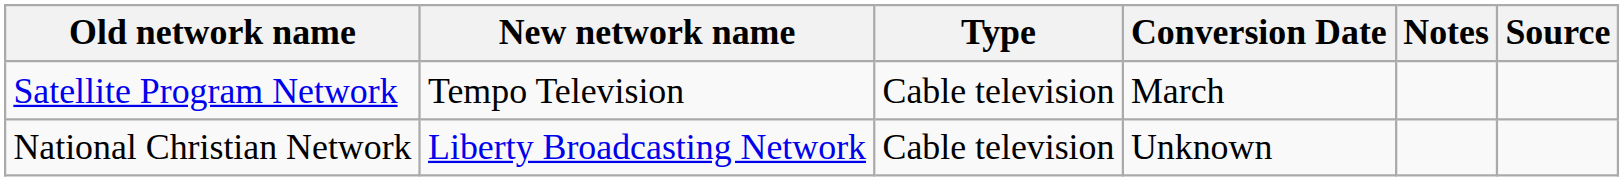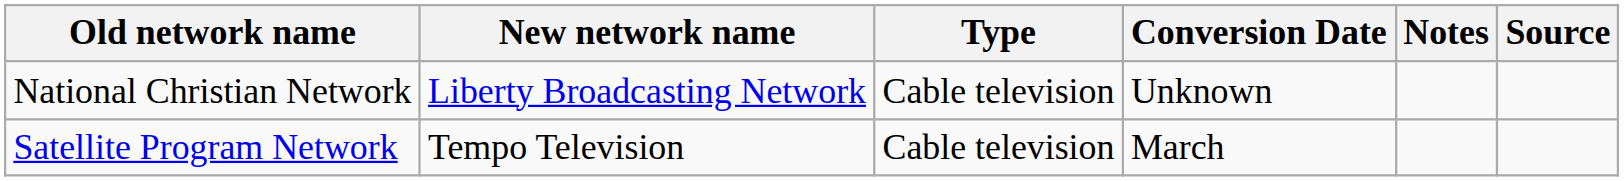rows swapped: (212, 146) <-> (205, 89)
